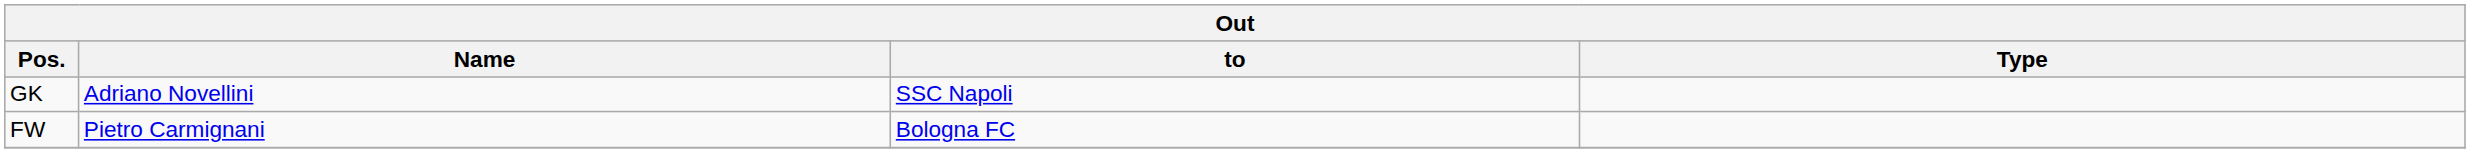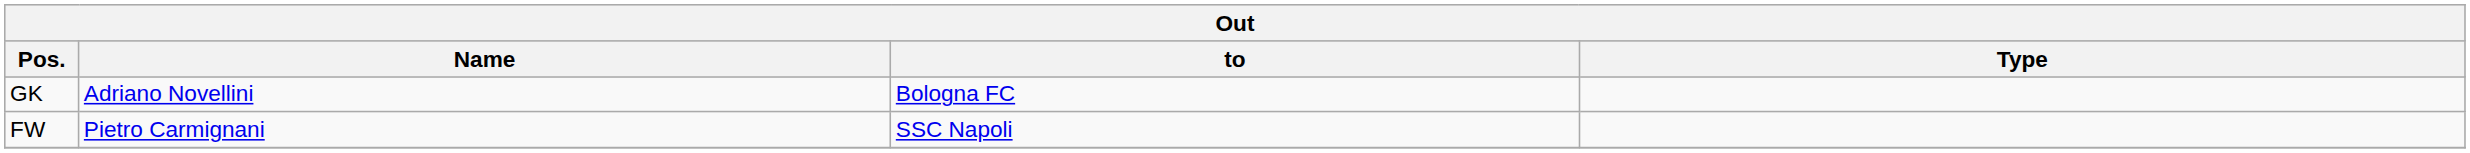(954, 94) SSC Napoli -> (955, 94) Bologna FC
(955, 130) Bologna FC -> (954, 130) SSC Napoli
